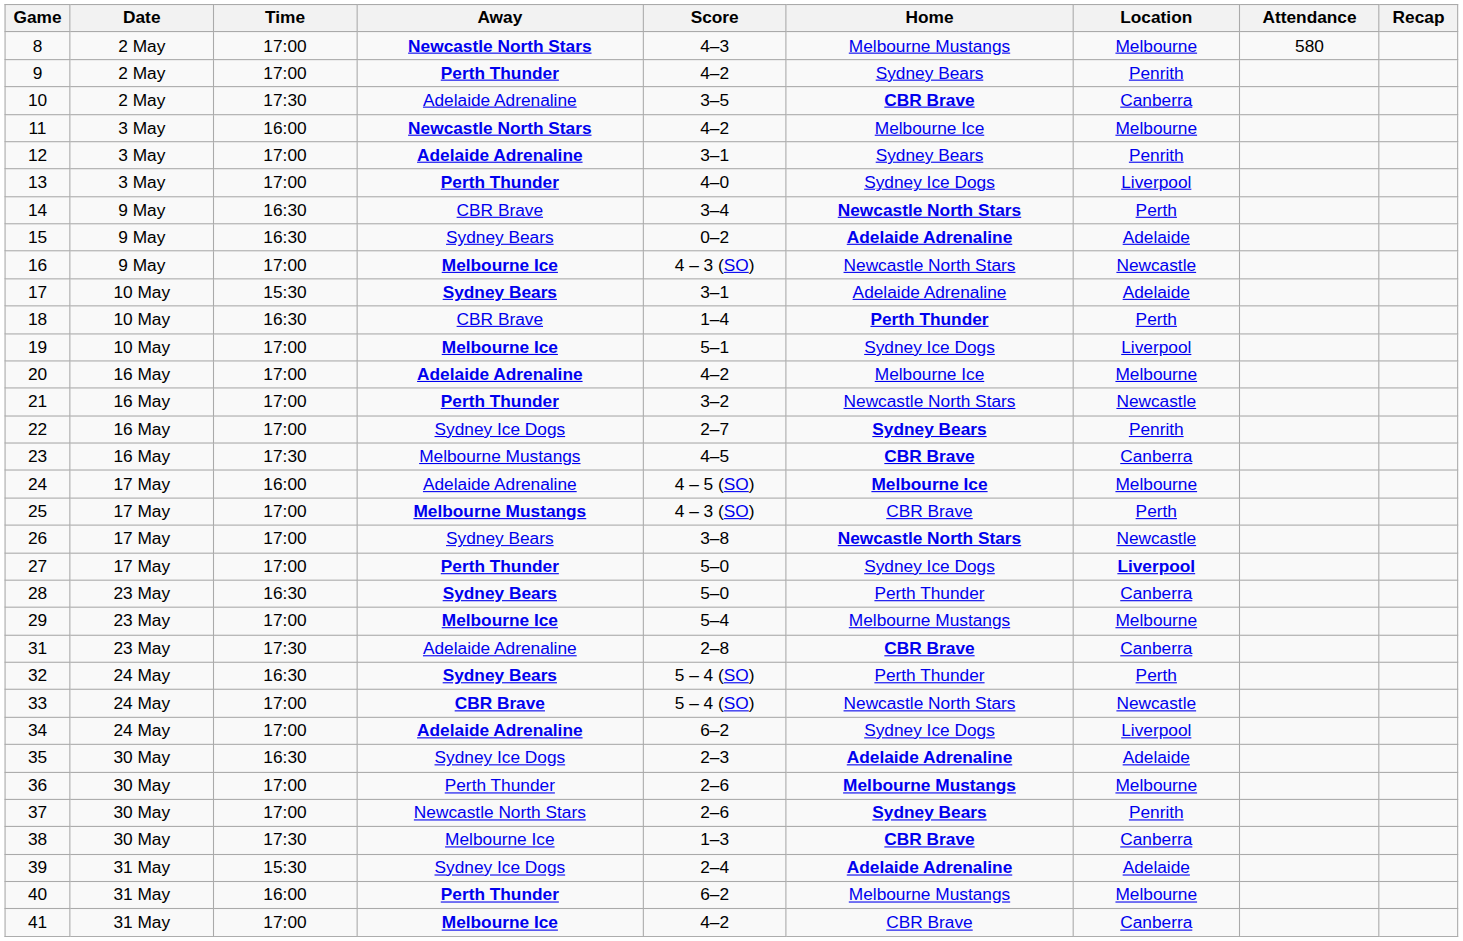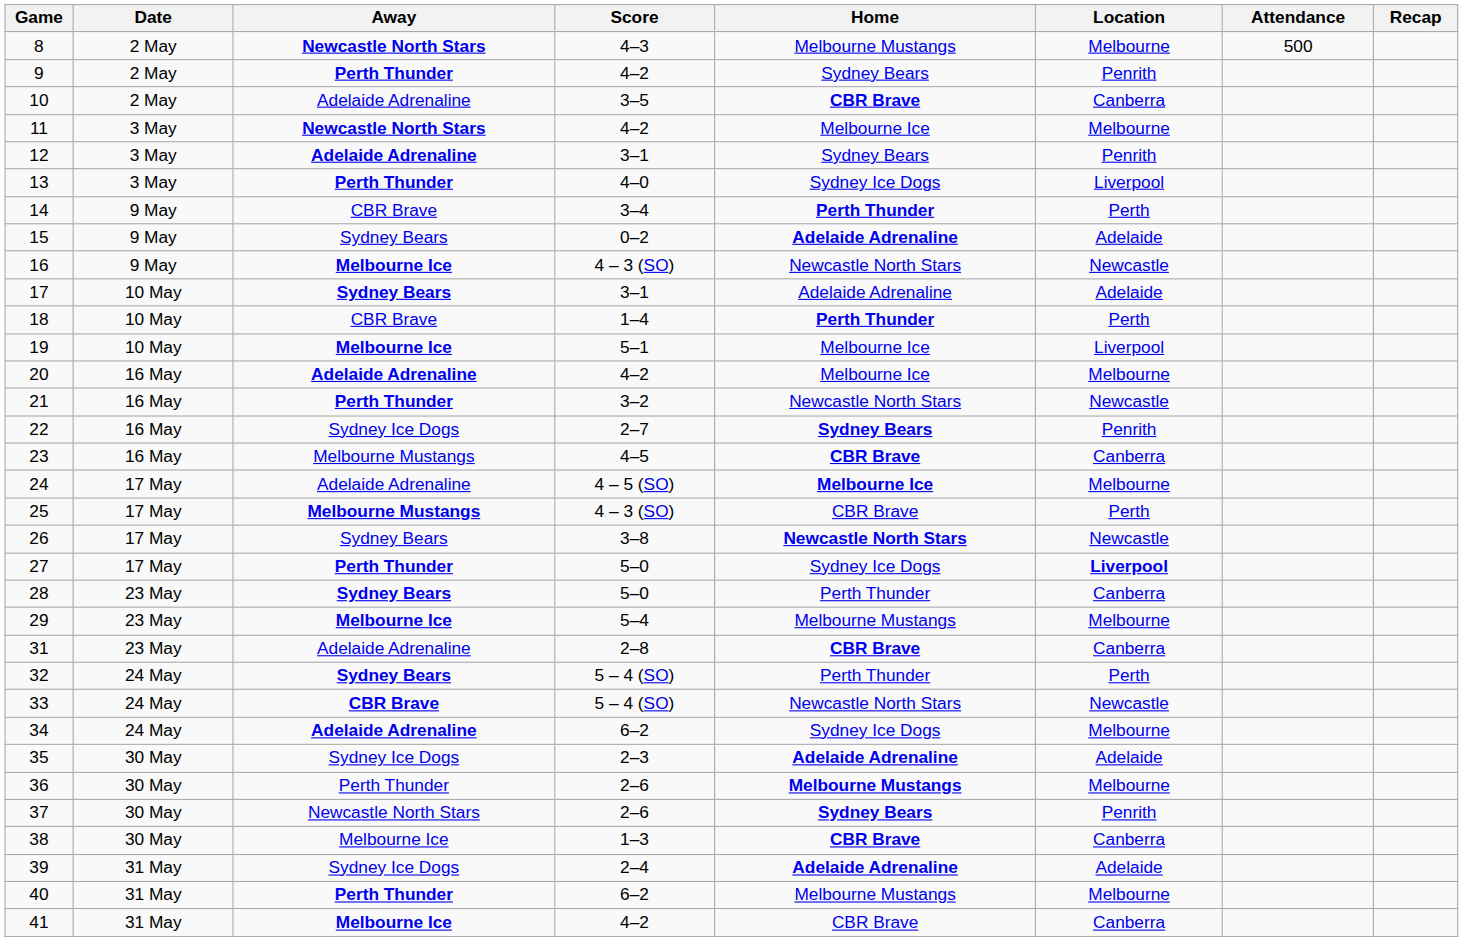- column: (285, 18)
(1310, 45) 580 -> (1298, 45) 500
(929, 210) Newcastle North Stars -> (875, 210) Perth Thunder
(929, 347) Sydney Ice Dogs -> (875, 347) Melbourne Ice
(1156, 730) Liverpool -> (1129, 730) Melbourne
